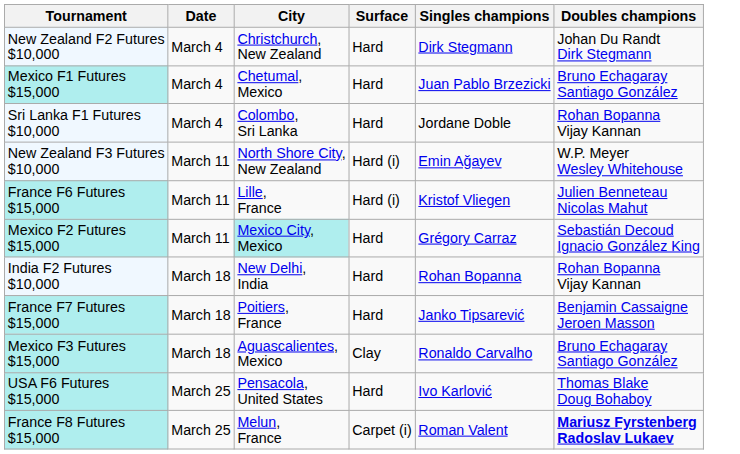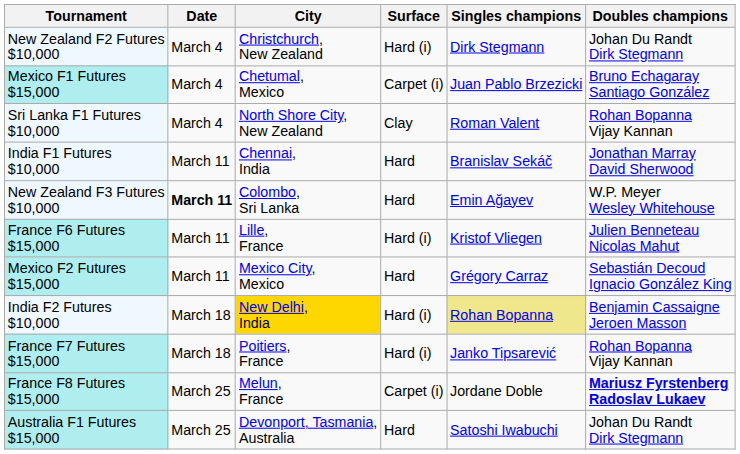(368, 47) Hard -> (408, 47) Hard (i)
(368, 85) Hard -> (414, 85) Carpet (i)
(268, 123) Colombo, Sri Lanka -> (293, 123) North Shore City, New Zealand
(368, 123) Hard -> (398, 123) Clay
(465, 123) Jordane Doble -> (495, 123) Roman Valent
+ row: (60, 162)
(200, 162) normal -> (202, 200) bold
(292, 162) North Shore City, New Zealand -> (269, 200) Colombo, Sri Lanka
(376, 162) Hard (i) -> (399, 200) Hard
(276, 238) paleturquoise background -> (277, 277) no background
(272, 277) no background -> (273, 315) gold background
(368, 277) Hard -> (408, 315) Hard (i)
(470, 277) no background -> (502, 315) khaki background
(609, 277) Rohan Bopanna Vijay Kannan -> (654, 315) Benjamin Cassaigne Jeroen Masson
(368, 315) Hard -> (408, 353) Hard (i)
(623, 315) Benjamin Cassaigne Jeroen Masson -> (640, 353) Rohan Bopanna Vijay Kannan
- row: (67, 353)
- row: (59, 392)
(463, 430) Roman Valent -> (496, 392) Jordane Doble
+ row: (72, 430)
